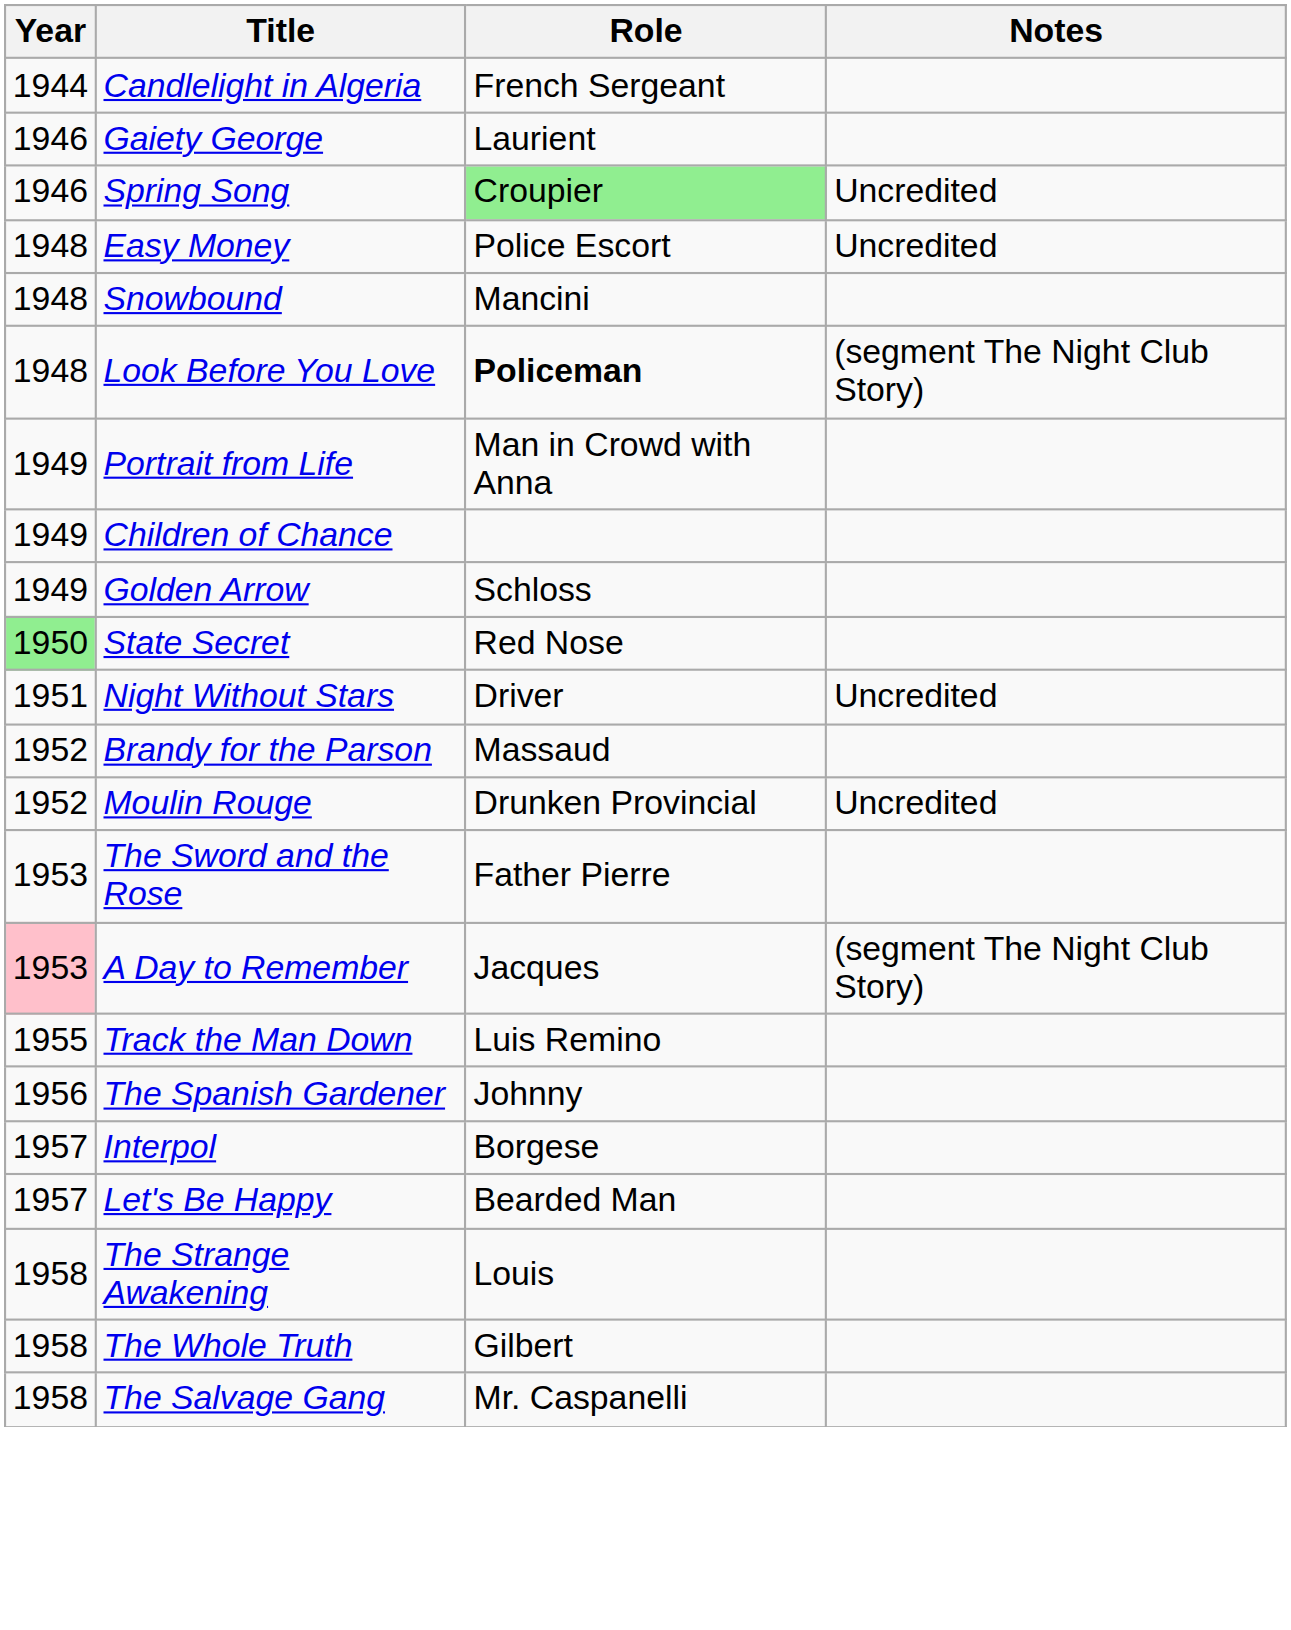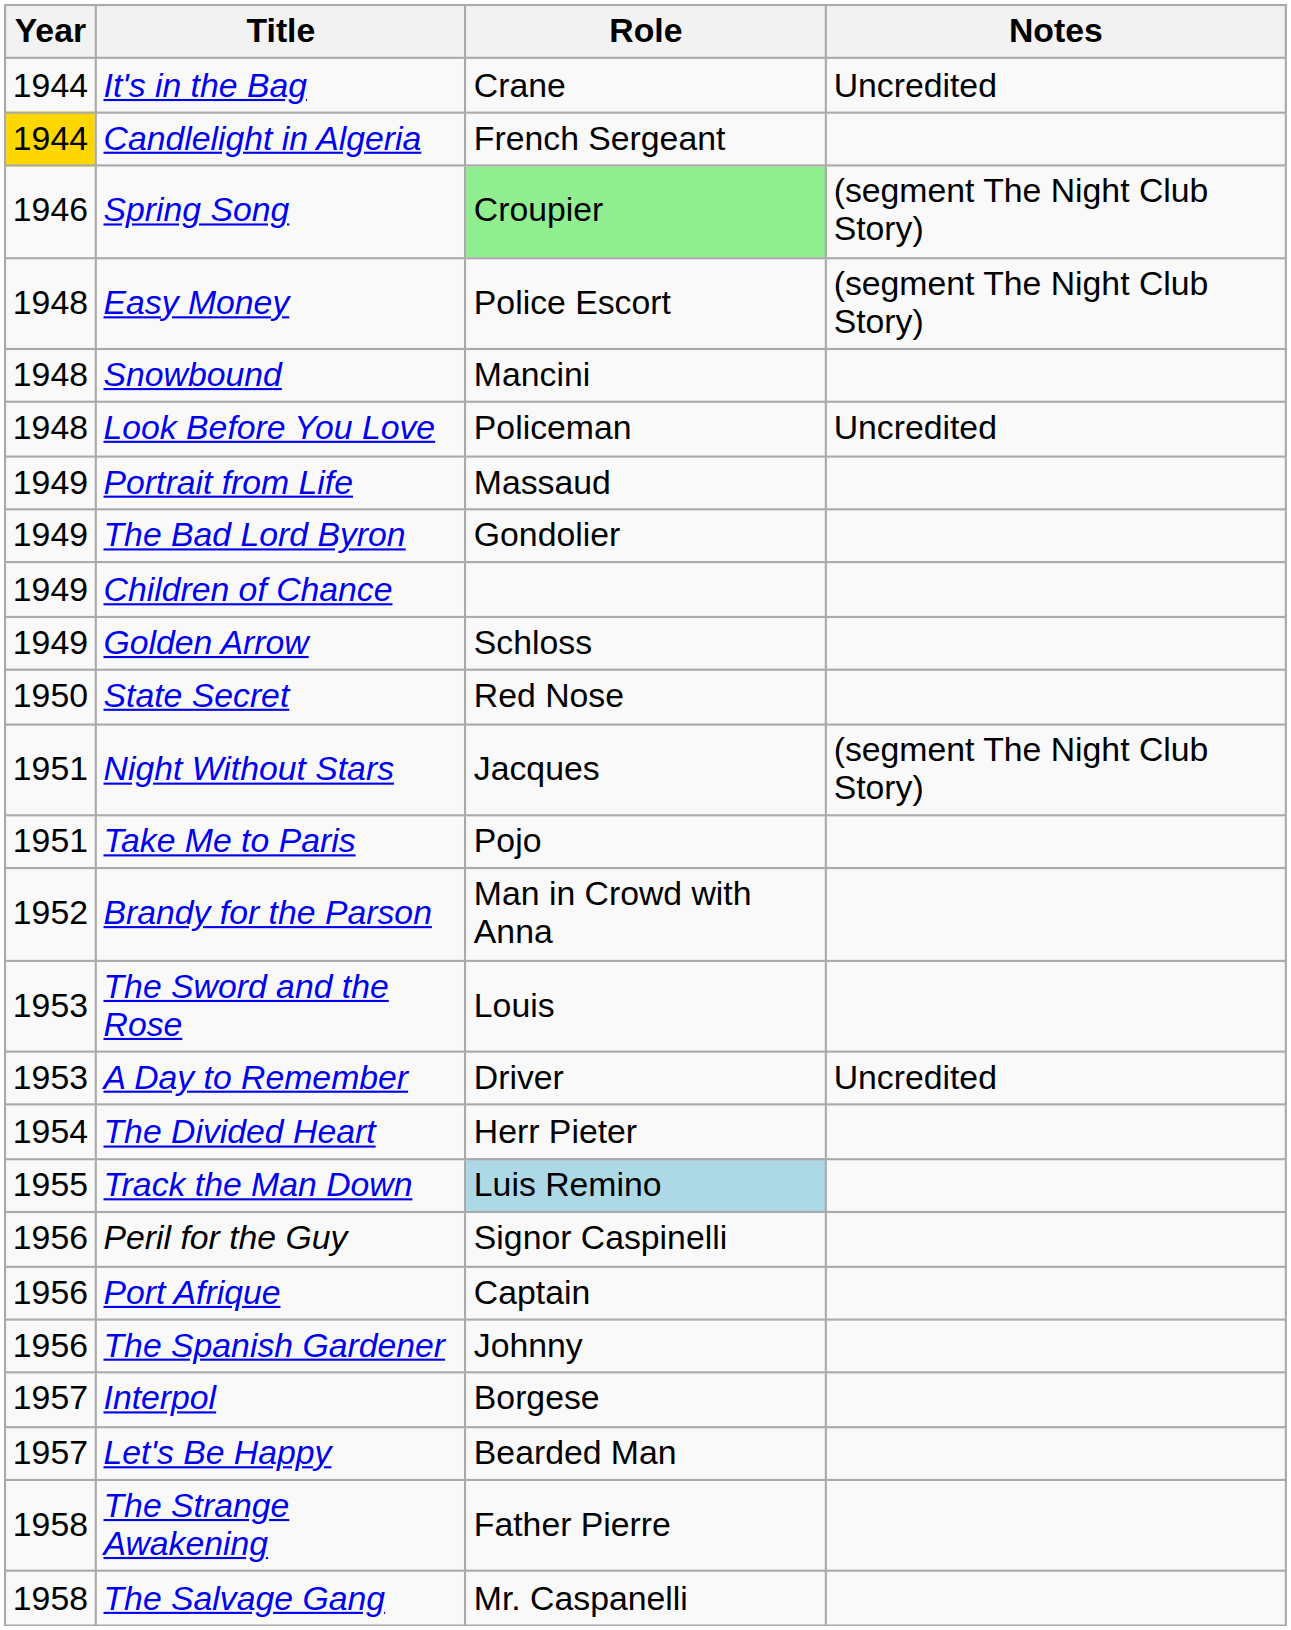+ row: (205, 84)
(50, 84) no background -> (50, 138) gold background
- row: (213, 138)
(916, 191) Uncredited -> (1021, 210) (segment The Night Club Story)
(916, 245) Uncredited -> (1021, 302) (segment The Night Club Story)
(558, 371) bold -> (553, 428) normal
(1021, 371) (segment The Night Club Story) -> (915, 428) Uncredited
(612, 463) Man in Crowd with Anna -> (542, 482) Massaud
+ row: (255, 535)
(50, 642) lightgreen background -> (50, 696) no background
(519, 696) Driver -> (537, 768) Jacques
(916, 696) Uncredited -> (1021, 768) (segment The Night Club Story)
+ row: (230, 841)
(542, 749) Massaud -> (613, 913) Man in Crowd with Anna
- row: (208, 803)
(572, 875) Father Pierre -> (514, 1005) Louis
(50, 967) pink background -> (50, 1077) no background
(536, 967) Jacques -> (519, 1077) Driver
(1021, 967) (segment The Night Club Story) -> (915, 1077) Uncredited
+ row: (240, 1131)
(567, 1039) no background -> (568, 1184) lightblue background
+ row: (225, 1238)
+ row: (192, 1291)
(514, 1273) Louis -> (572, 1525) Father Pierre
- row: (228, 1345)
